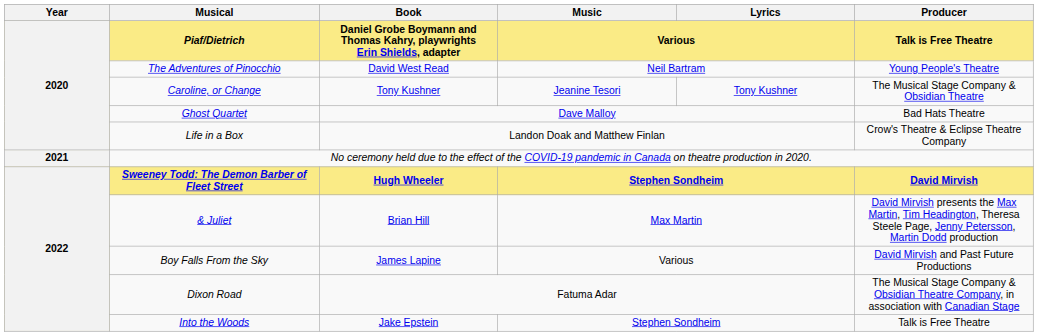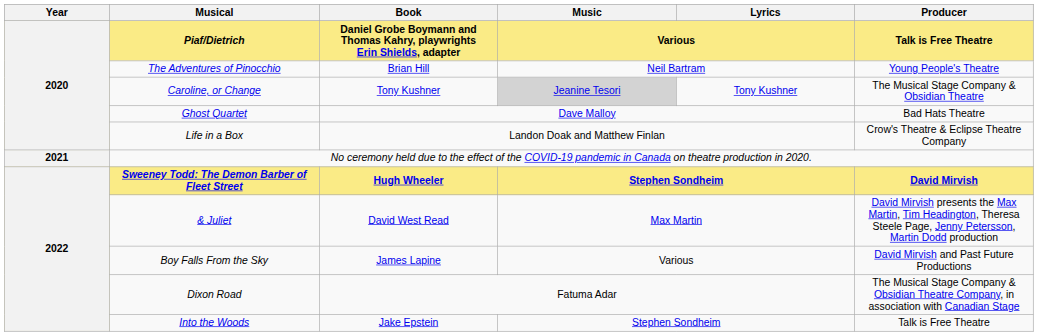(409, 69) David West Read -> (409, 69) Brian Hill
(587, 91) no background -> (587, 91) lightgrey background
(409, 220) Brian Hill -> (409, 220) David West Read
